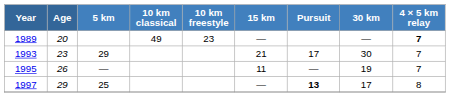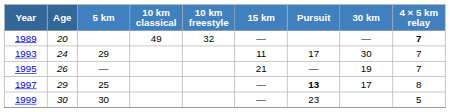(209, 38) 23 -> (209, 38) 32
(62, 54) 23 -> (62, 54) 24
(261, 54) 21 -> (261, 54) 11
(261, 69) 11 -> (261, 69) 21
+ row: (26, 100)
